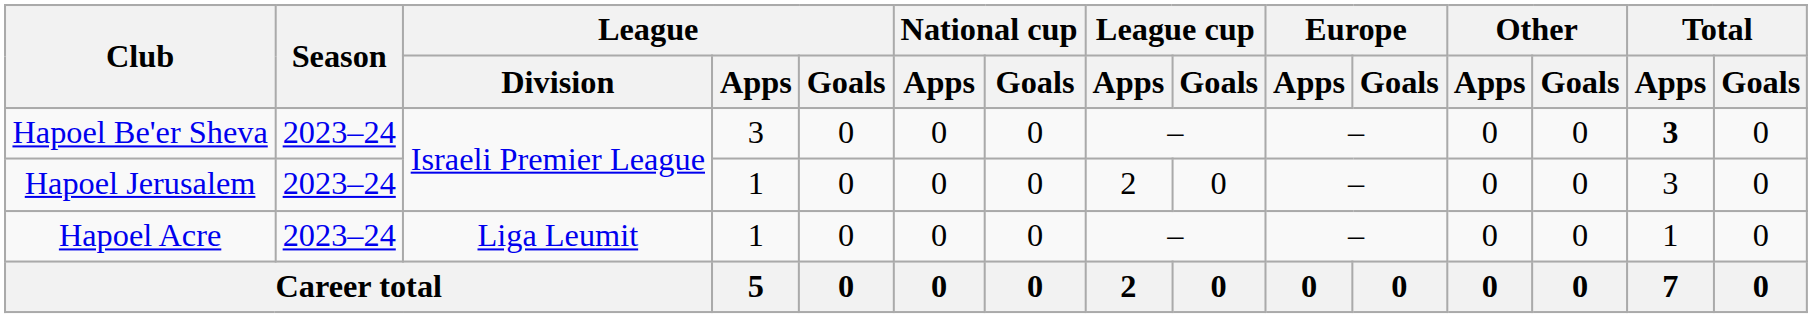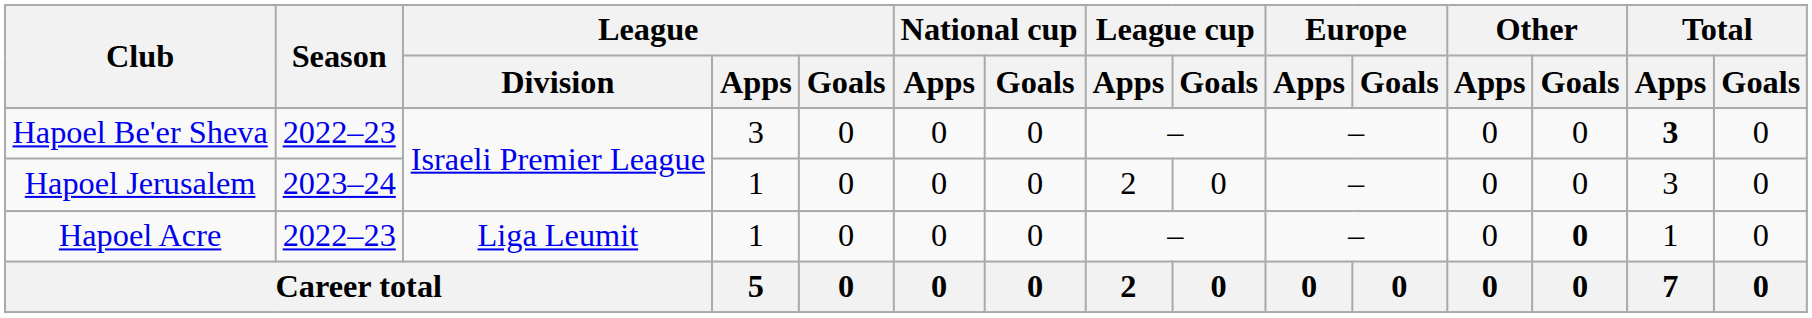(339, 132) 2023–24 -> (339, 132) 2022–23
(339, 235) 2023–24 -> (339, 235) 2022–23
(1580, 235) normal -> (1580, 235) bold
